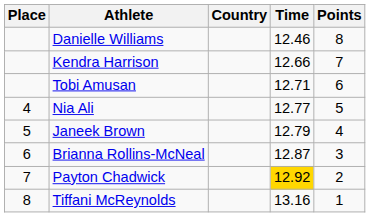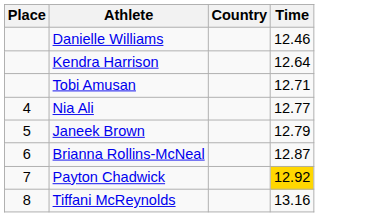- column: (339, 16)
(292, 62) 12.66 -> (292, 62) 12.64
